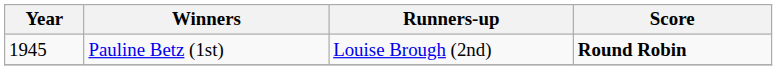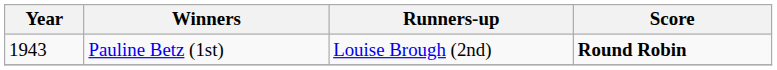(28, 49) 1945 -> (28, 49) 1943
